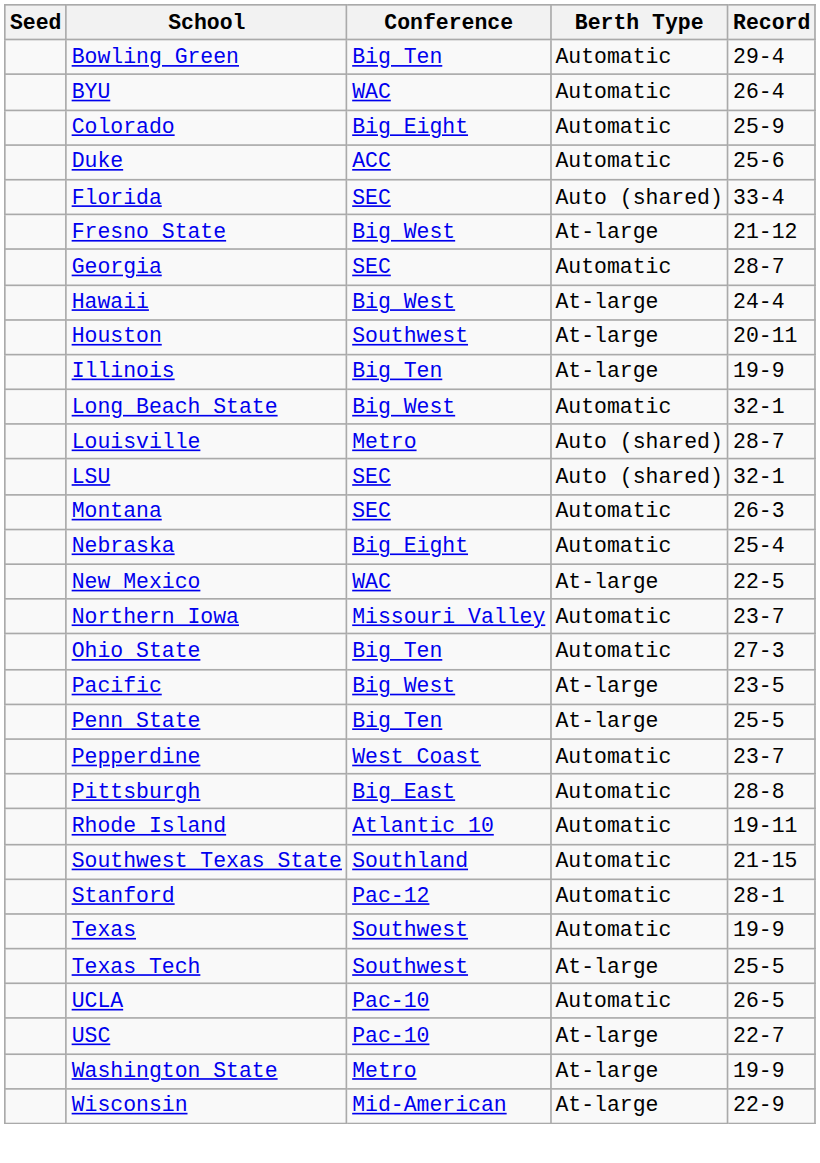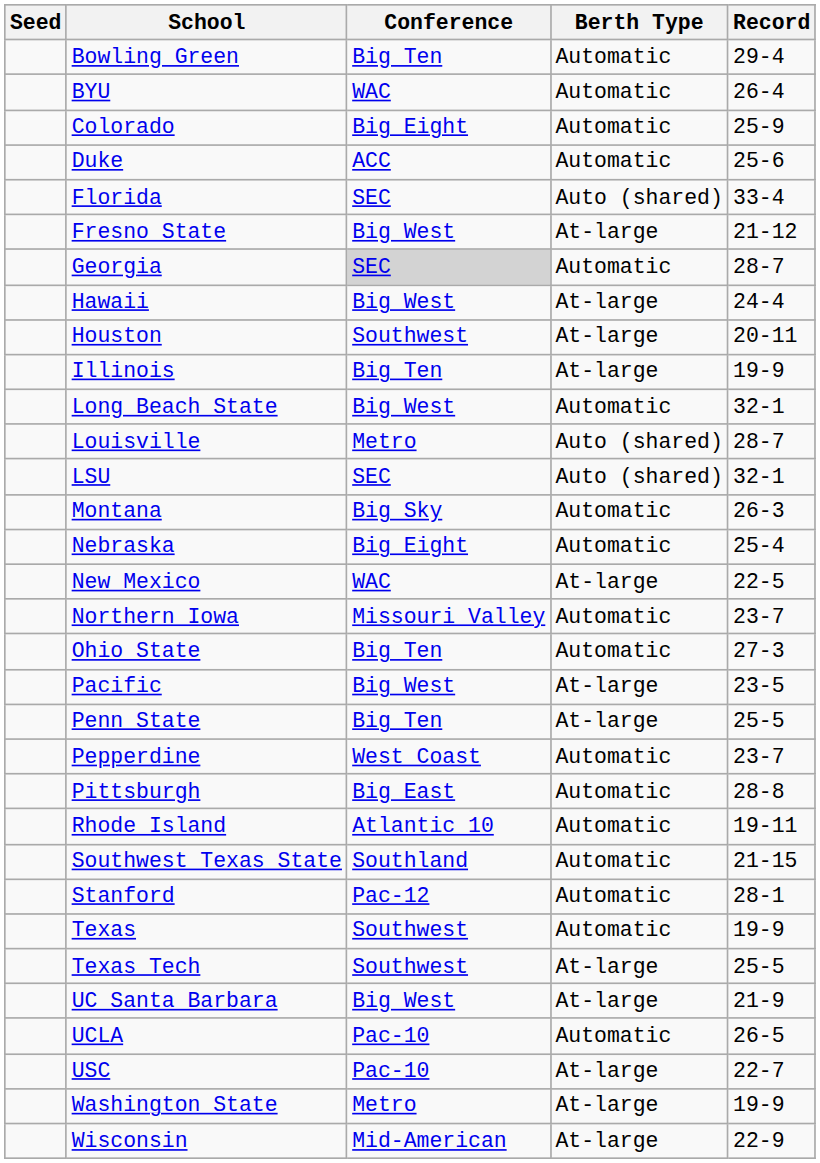(371, 267) no background -> (371, 267) lightgrey background
(371, 512) SEC -> (397, 512) Big Sky
+ row: (175, 1001)
